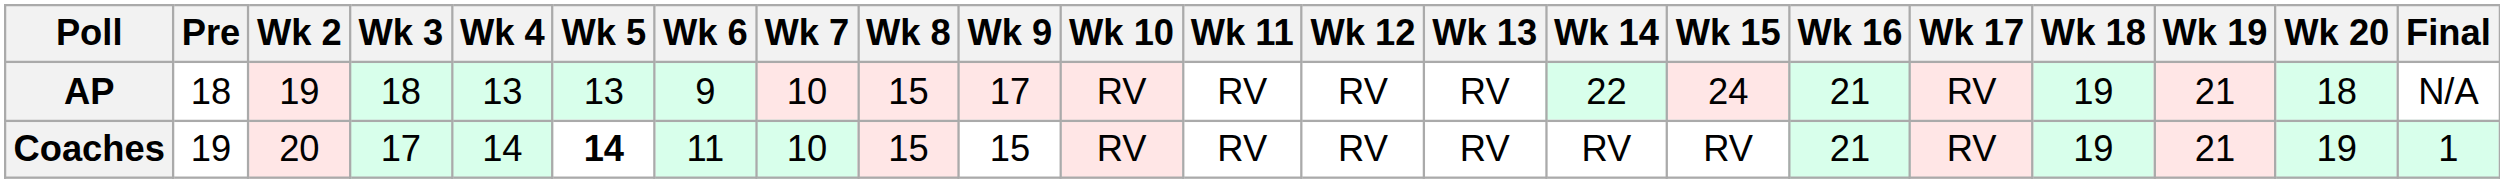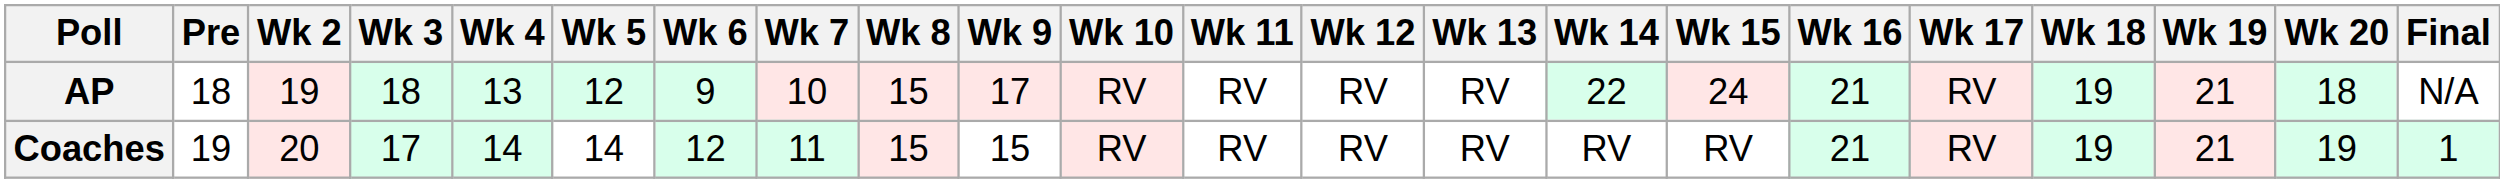(604, 90) 13 -> (604, 90) 12
(604, 148) bold -> (604, 148) normal
(705, 148) 11 -> (705, 148) 12
(807, 148) 10 -> (807, 148) 11
